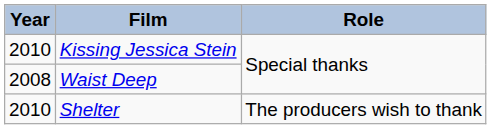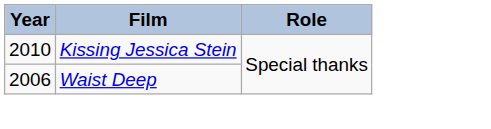(30, 79) 2008 -> (30, 79) 2006
- row: (90, 109)
